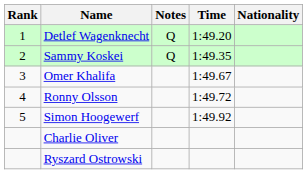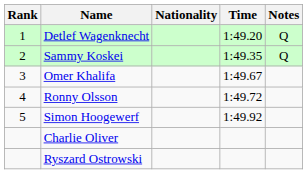columns swapped: (268, 14) <-> (171, 14)
